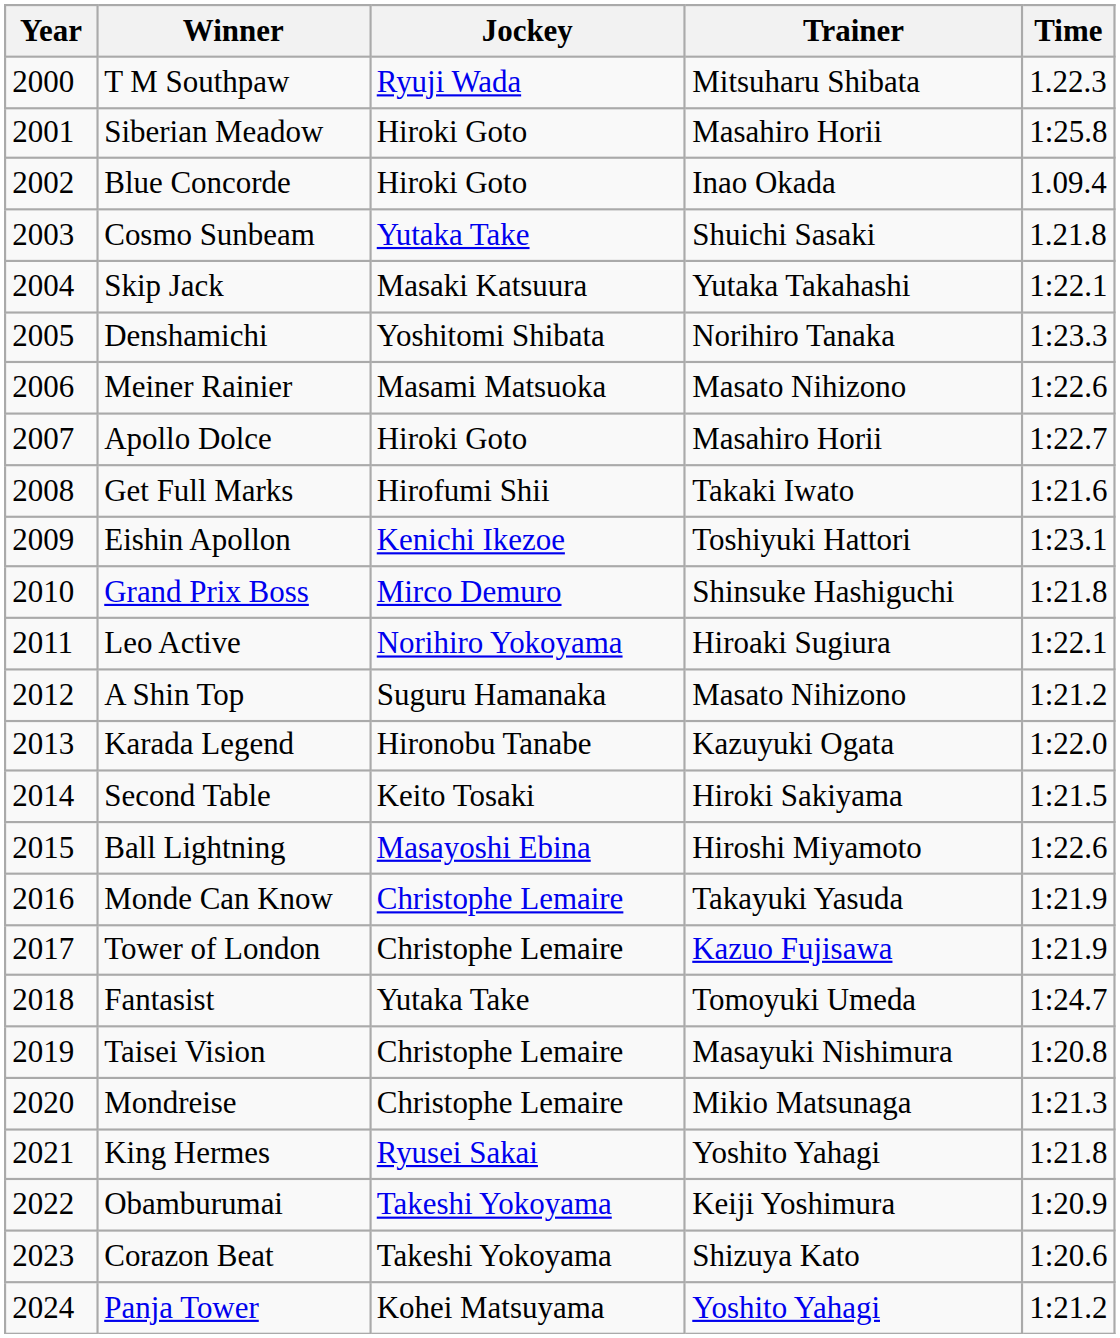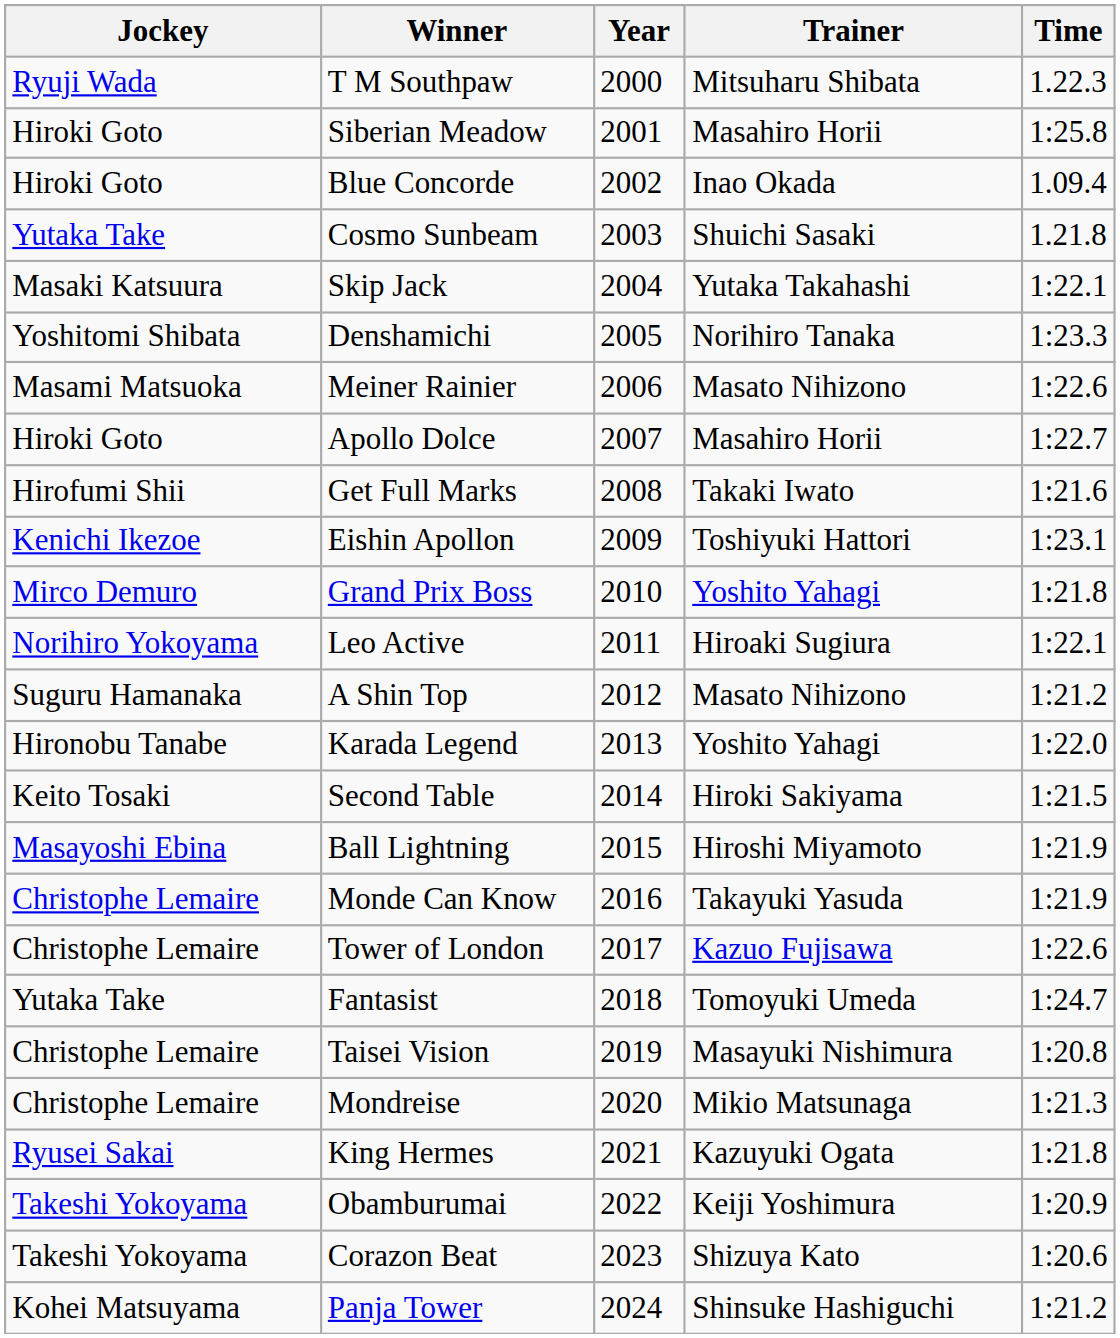columns swapped: (51, 30) <-> (527, 30)
(823, 592) Shinsuke Hashiguchi -> (786, 592) Yoshito Yahagi
(793, 745) Kazuyuki Ogata -> (786, 745) Yoshito Yahagi
(1068, 847) 1:22.6 -> (1068, 847) 1:21.9
(1068, 949) 1:21.9 -> (1068, 949) 1:22.6
(786, 1153) Yoshito Yahagi -> (793, 1153) Kazuyuki Ogata
(786, 1306) Yoshito Yahagi -> (823, 1306) Shinsuke Hashiguchi
